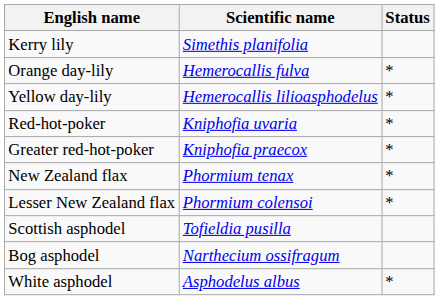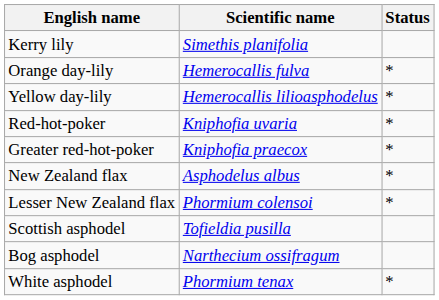(238, 176) Phormium tenax -> (241, 176) Asphodelus albus
(241, 281) Asphodelus albus -> (238, 281) Phormium tenax
